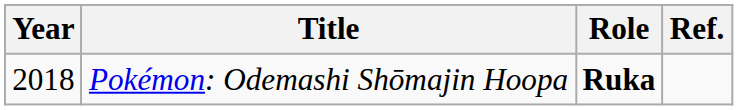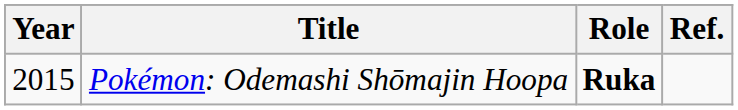(43, 78) 2018 -> (43, 78) 2015
